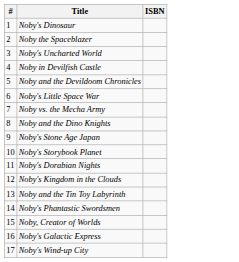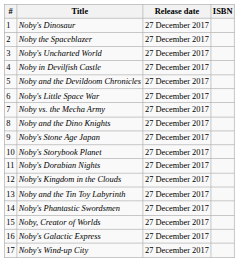+ column: (177, 11)
